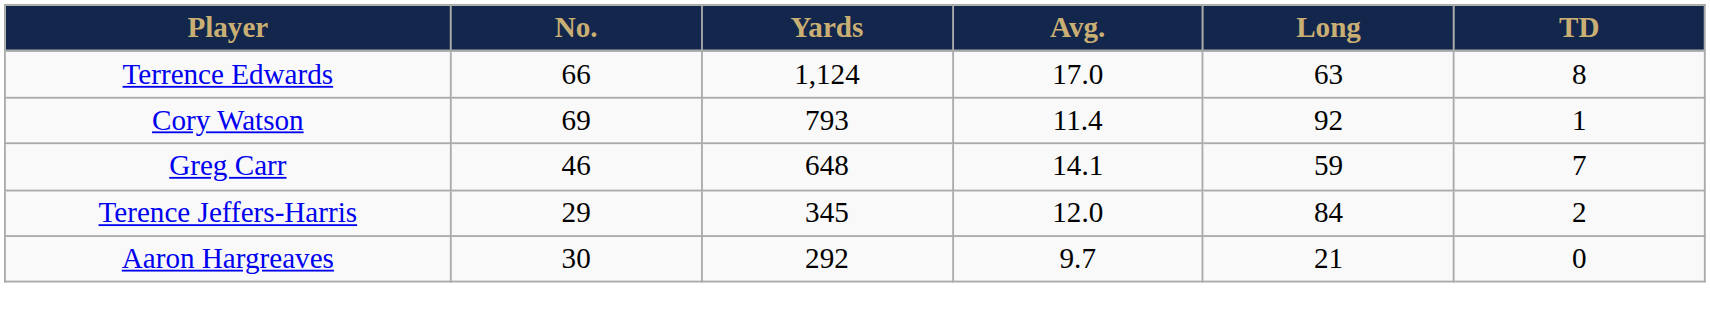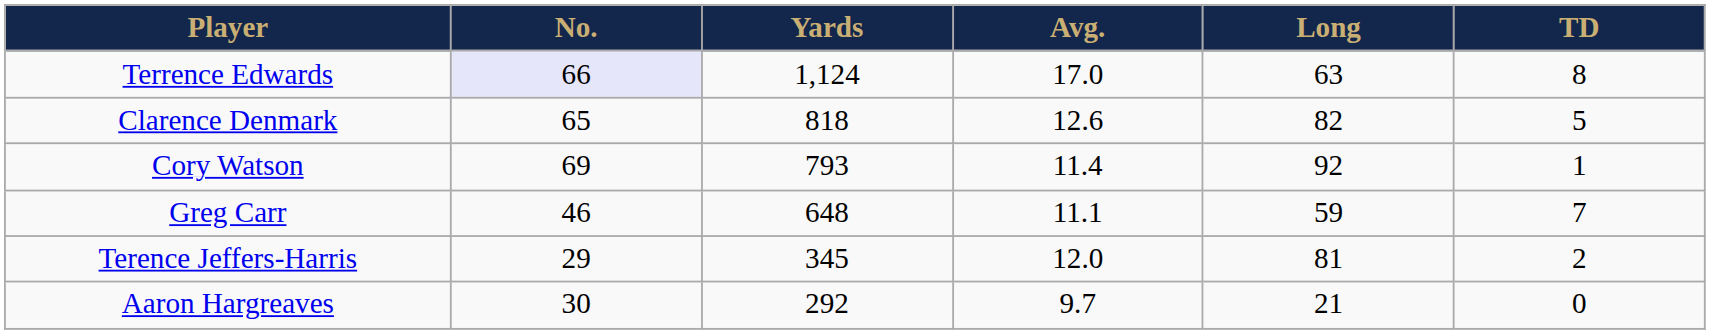(576, 73) no background -> (576, 73) lavender background
+ row: (228, 119)
(1078, 166) 14.1 -> (1078, 212) 11.1
(1329, 212) 84 -> (1329, 258) 81
